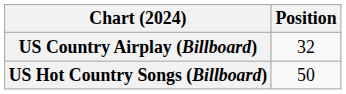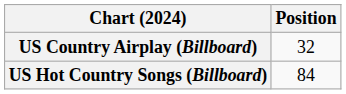(306, 74) 50 -> (306, 74) 84
